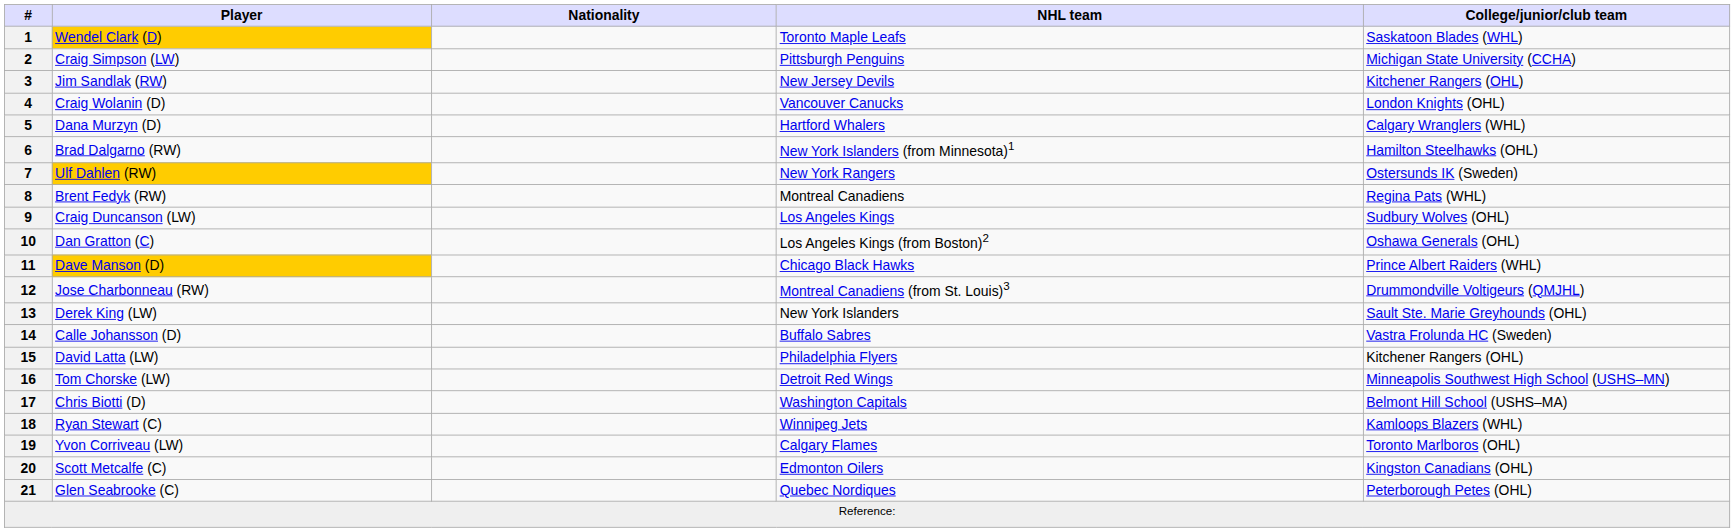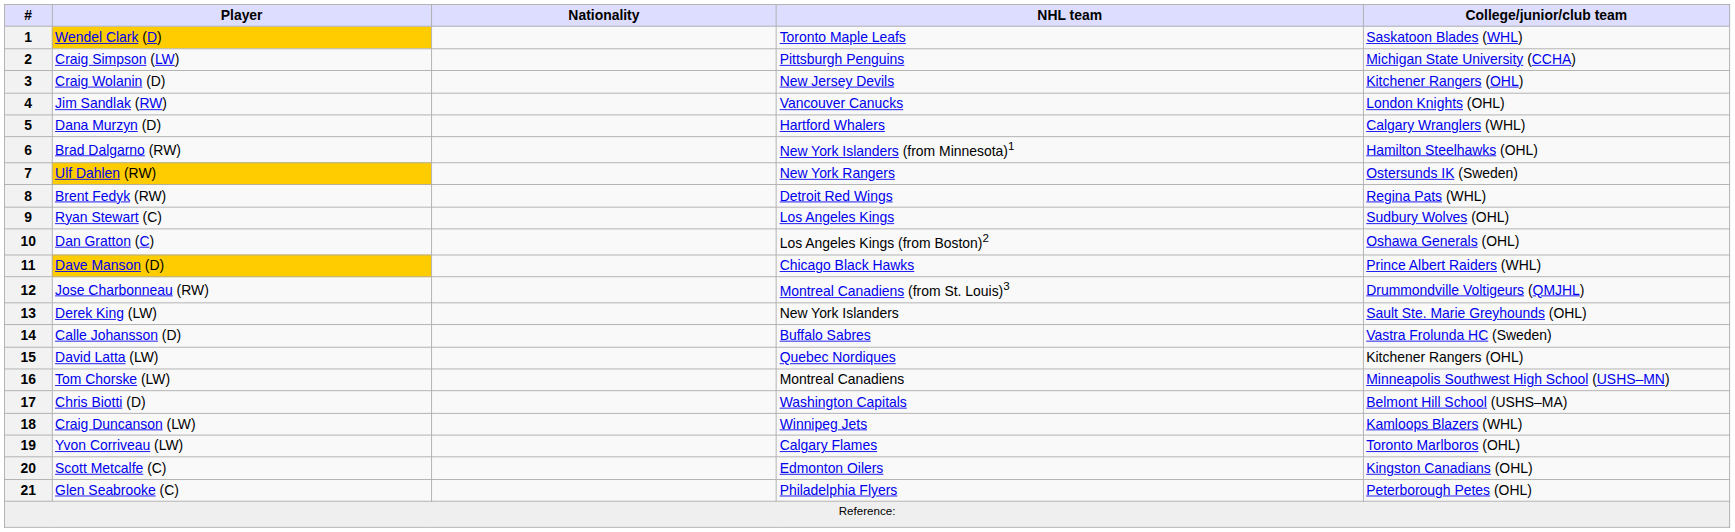(111, 81) Jim Sandlak (RW) -> (110, 81) Craig Wolanin (D)
(110, 103) Craig Wolanin (D) -> (111, 103) Jim Sandlak (RW)
(842, 195) Montreal Canadiens -> (836, 195) Detroit Red Wings
(125, 217) Craig Duncanson (LW) -> (108, 217) Ryan Stewart (C)
(838, 357) Philadelphia Flyers -> (838, 357) Quebec Nordiques
(836, 380) Detroit Red Wings -> (842, 380) Montreal Canadiens
(108, 424) Ryan Stewart (C) -> (125, 424) Craig Duncanson (LW)
(838, 490) Quebec Nordiques -> (838, 490) Philadelphia Flyers
